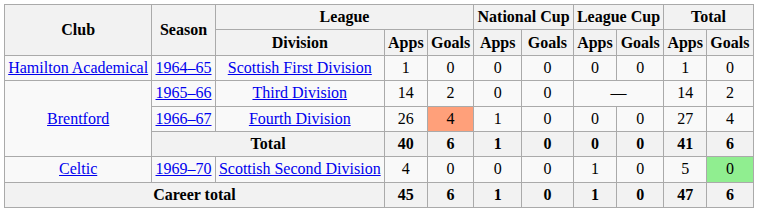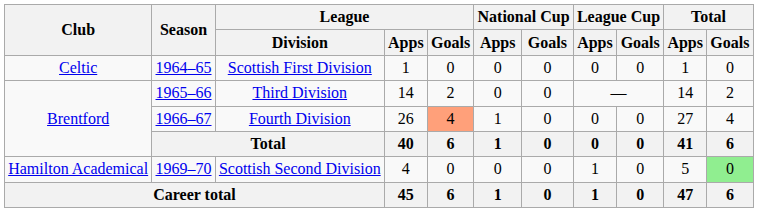(78, 67) Hamilton Academical -> (78, 67) Celtic
(78, 169) Celtic -> (78, 169) Hamilton Academical
